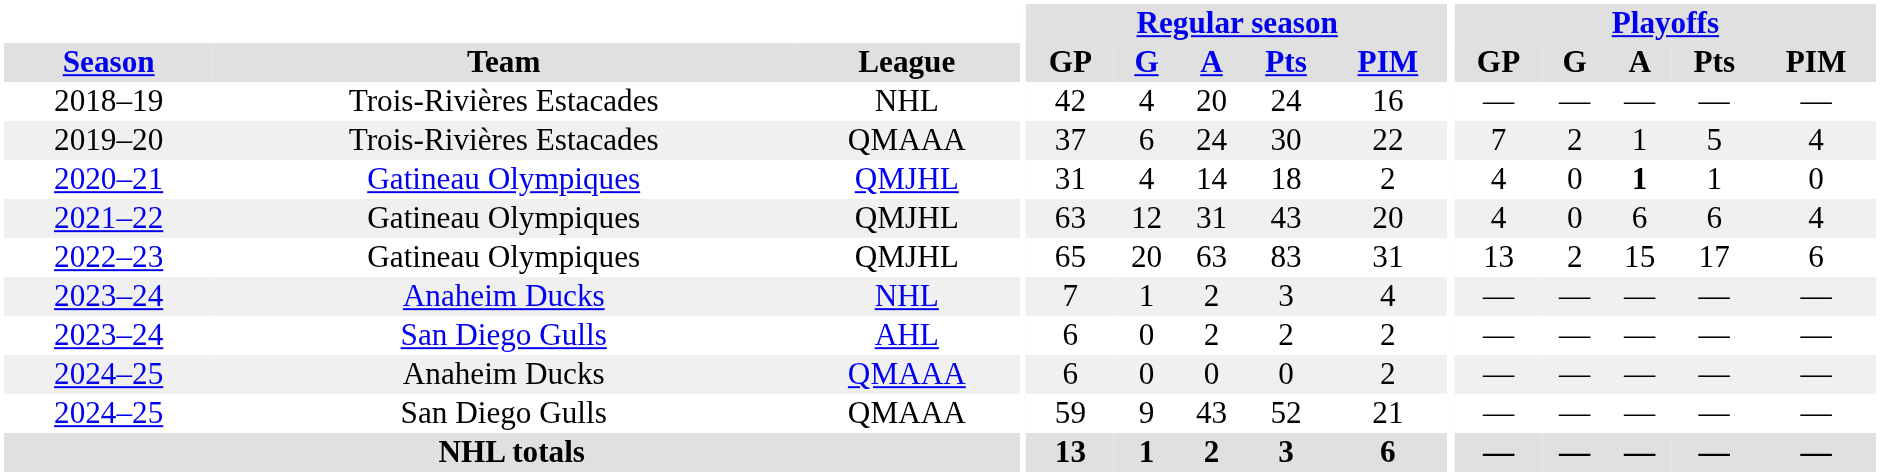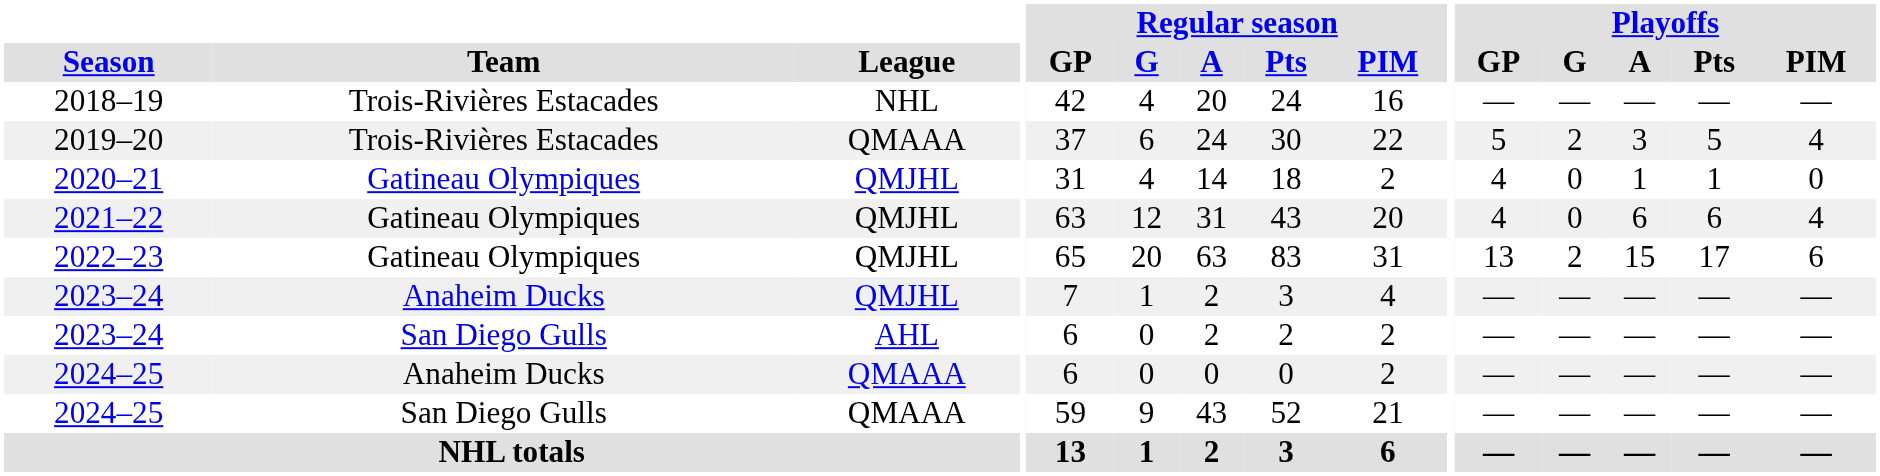(1499, 140) 7 -> (1499, 140) 5
(1640, 140) 1 -> (1640, 140) 3
(1640, 179) bold -> (1640, 179) normal
(907, 296) NHL -> (907, 296) QMJHL
